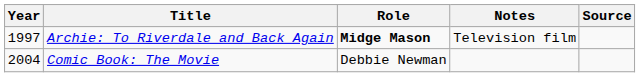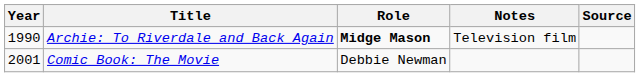(24, 38) 1997 -> (24, 38) 1990
(24, 60) 2004 -> (24, 60) 2001
